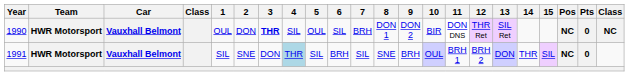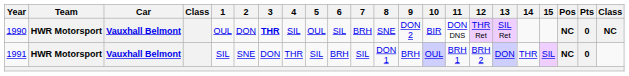(386, 30) DON 1 -> (386, 30) SNE
(294, 54) lightblue background -> (294, 54) no background
(386, 54) SNE -> (386, 54) DON 1
